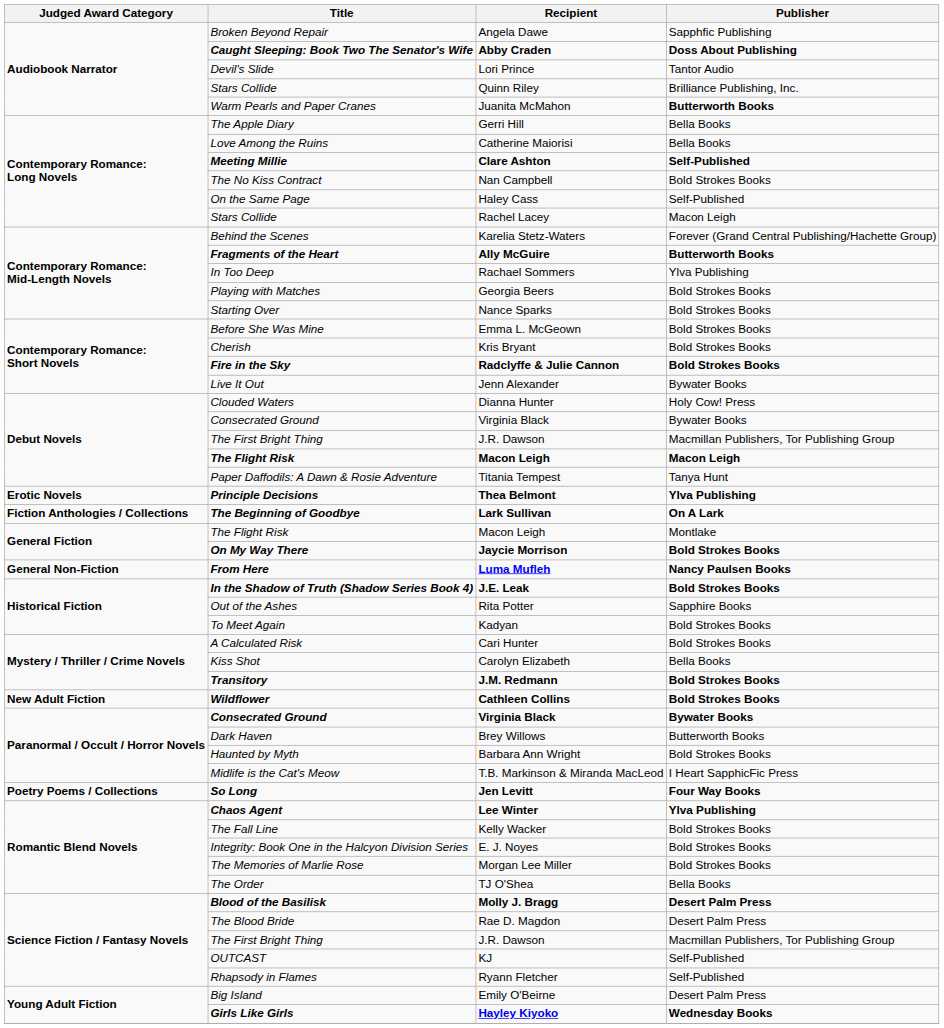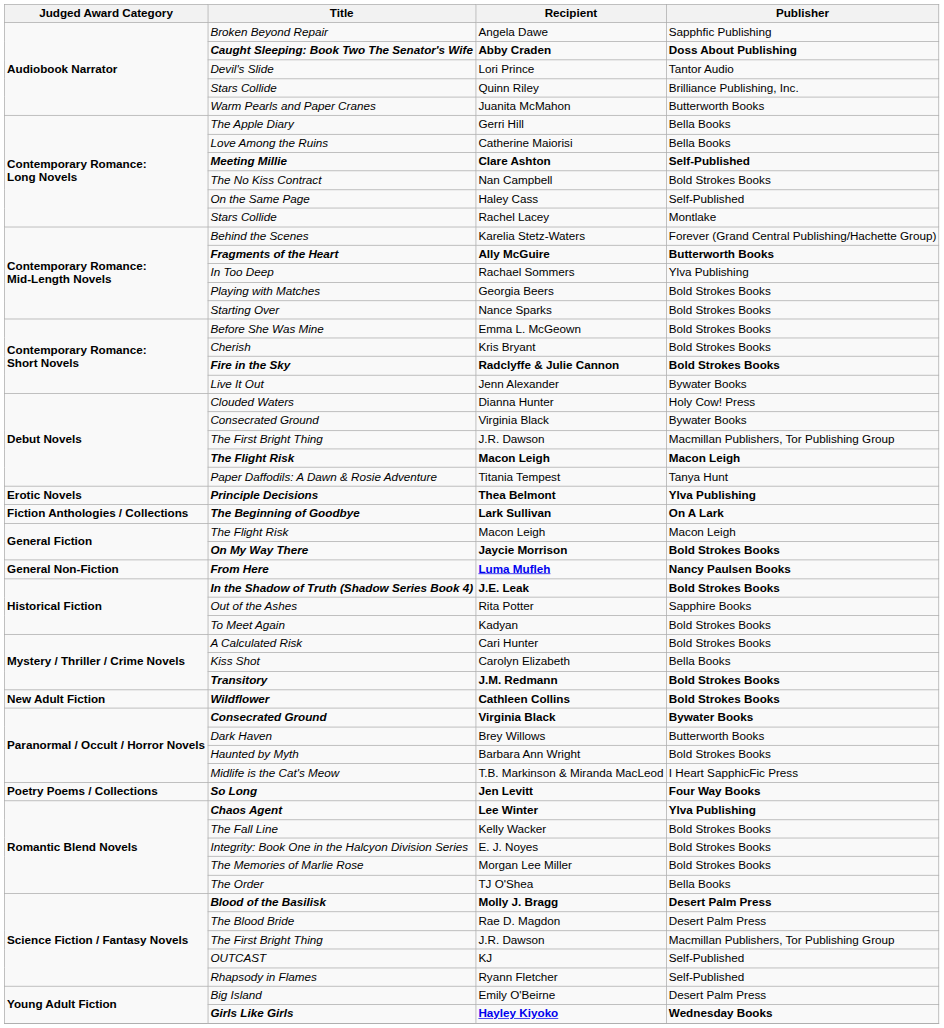(721, 106) bold -> (717, 106) normal
(702, 217) Macon Leigh -> (693, 217) Montlake
(693, 532) Montlake -> (702, 532) Macon Leigh
